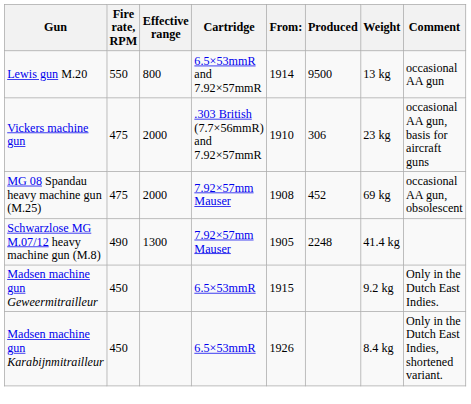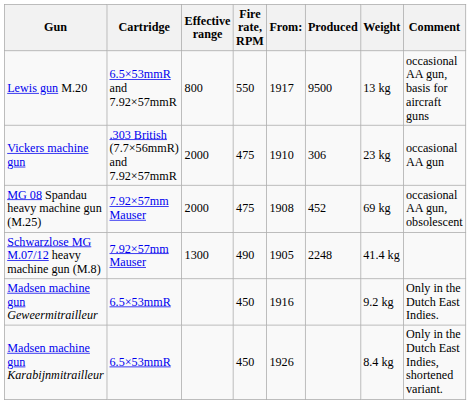columns swapped: (123, 27) <-> (229, 27)
(282, 74) 1914 -> (282, 88) 1917
(432, 74) occasional AA gun -> (432, 88) occasional AA gun, basis for aircraft guns
(432, 134) occasional AA gun, basis for aircraft guns -> (432, 155) occasional AA gun
(282, 288) 1915 -> (282, 302) 1916
